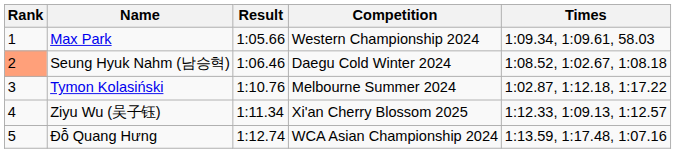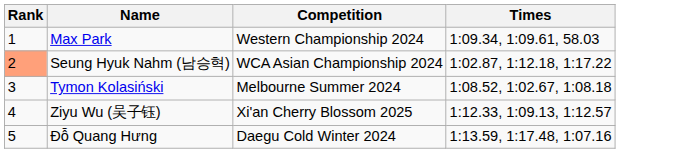- column: (261, 16)
(371, 63) Daegu Cold Winter 2024 -> (340, 63) WCA Asian Championship 2024
(586, 63) 1:08.52, 1:02.67, 1:08.18 -> (531, 63) 1:02.87, 1:12.18, 1:17.22
(586, 88) 1:02.87, 1:12.18, 1:17.22 -> (531, 88) 1:08.52, 1:02.67, 1:08.18
(395, 136) WCA Asian Championship 2024 -> (316, 136) Daegu Cold Winter 2024
